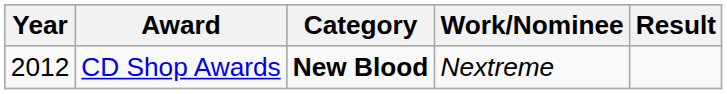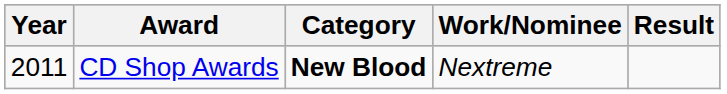(40, 66) 2012 -> (39, 66) 2011
